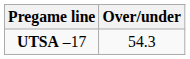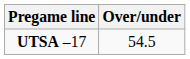(142, 41) 54.3 -> (142, 41) 54.5
